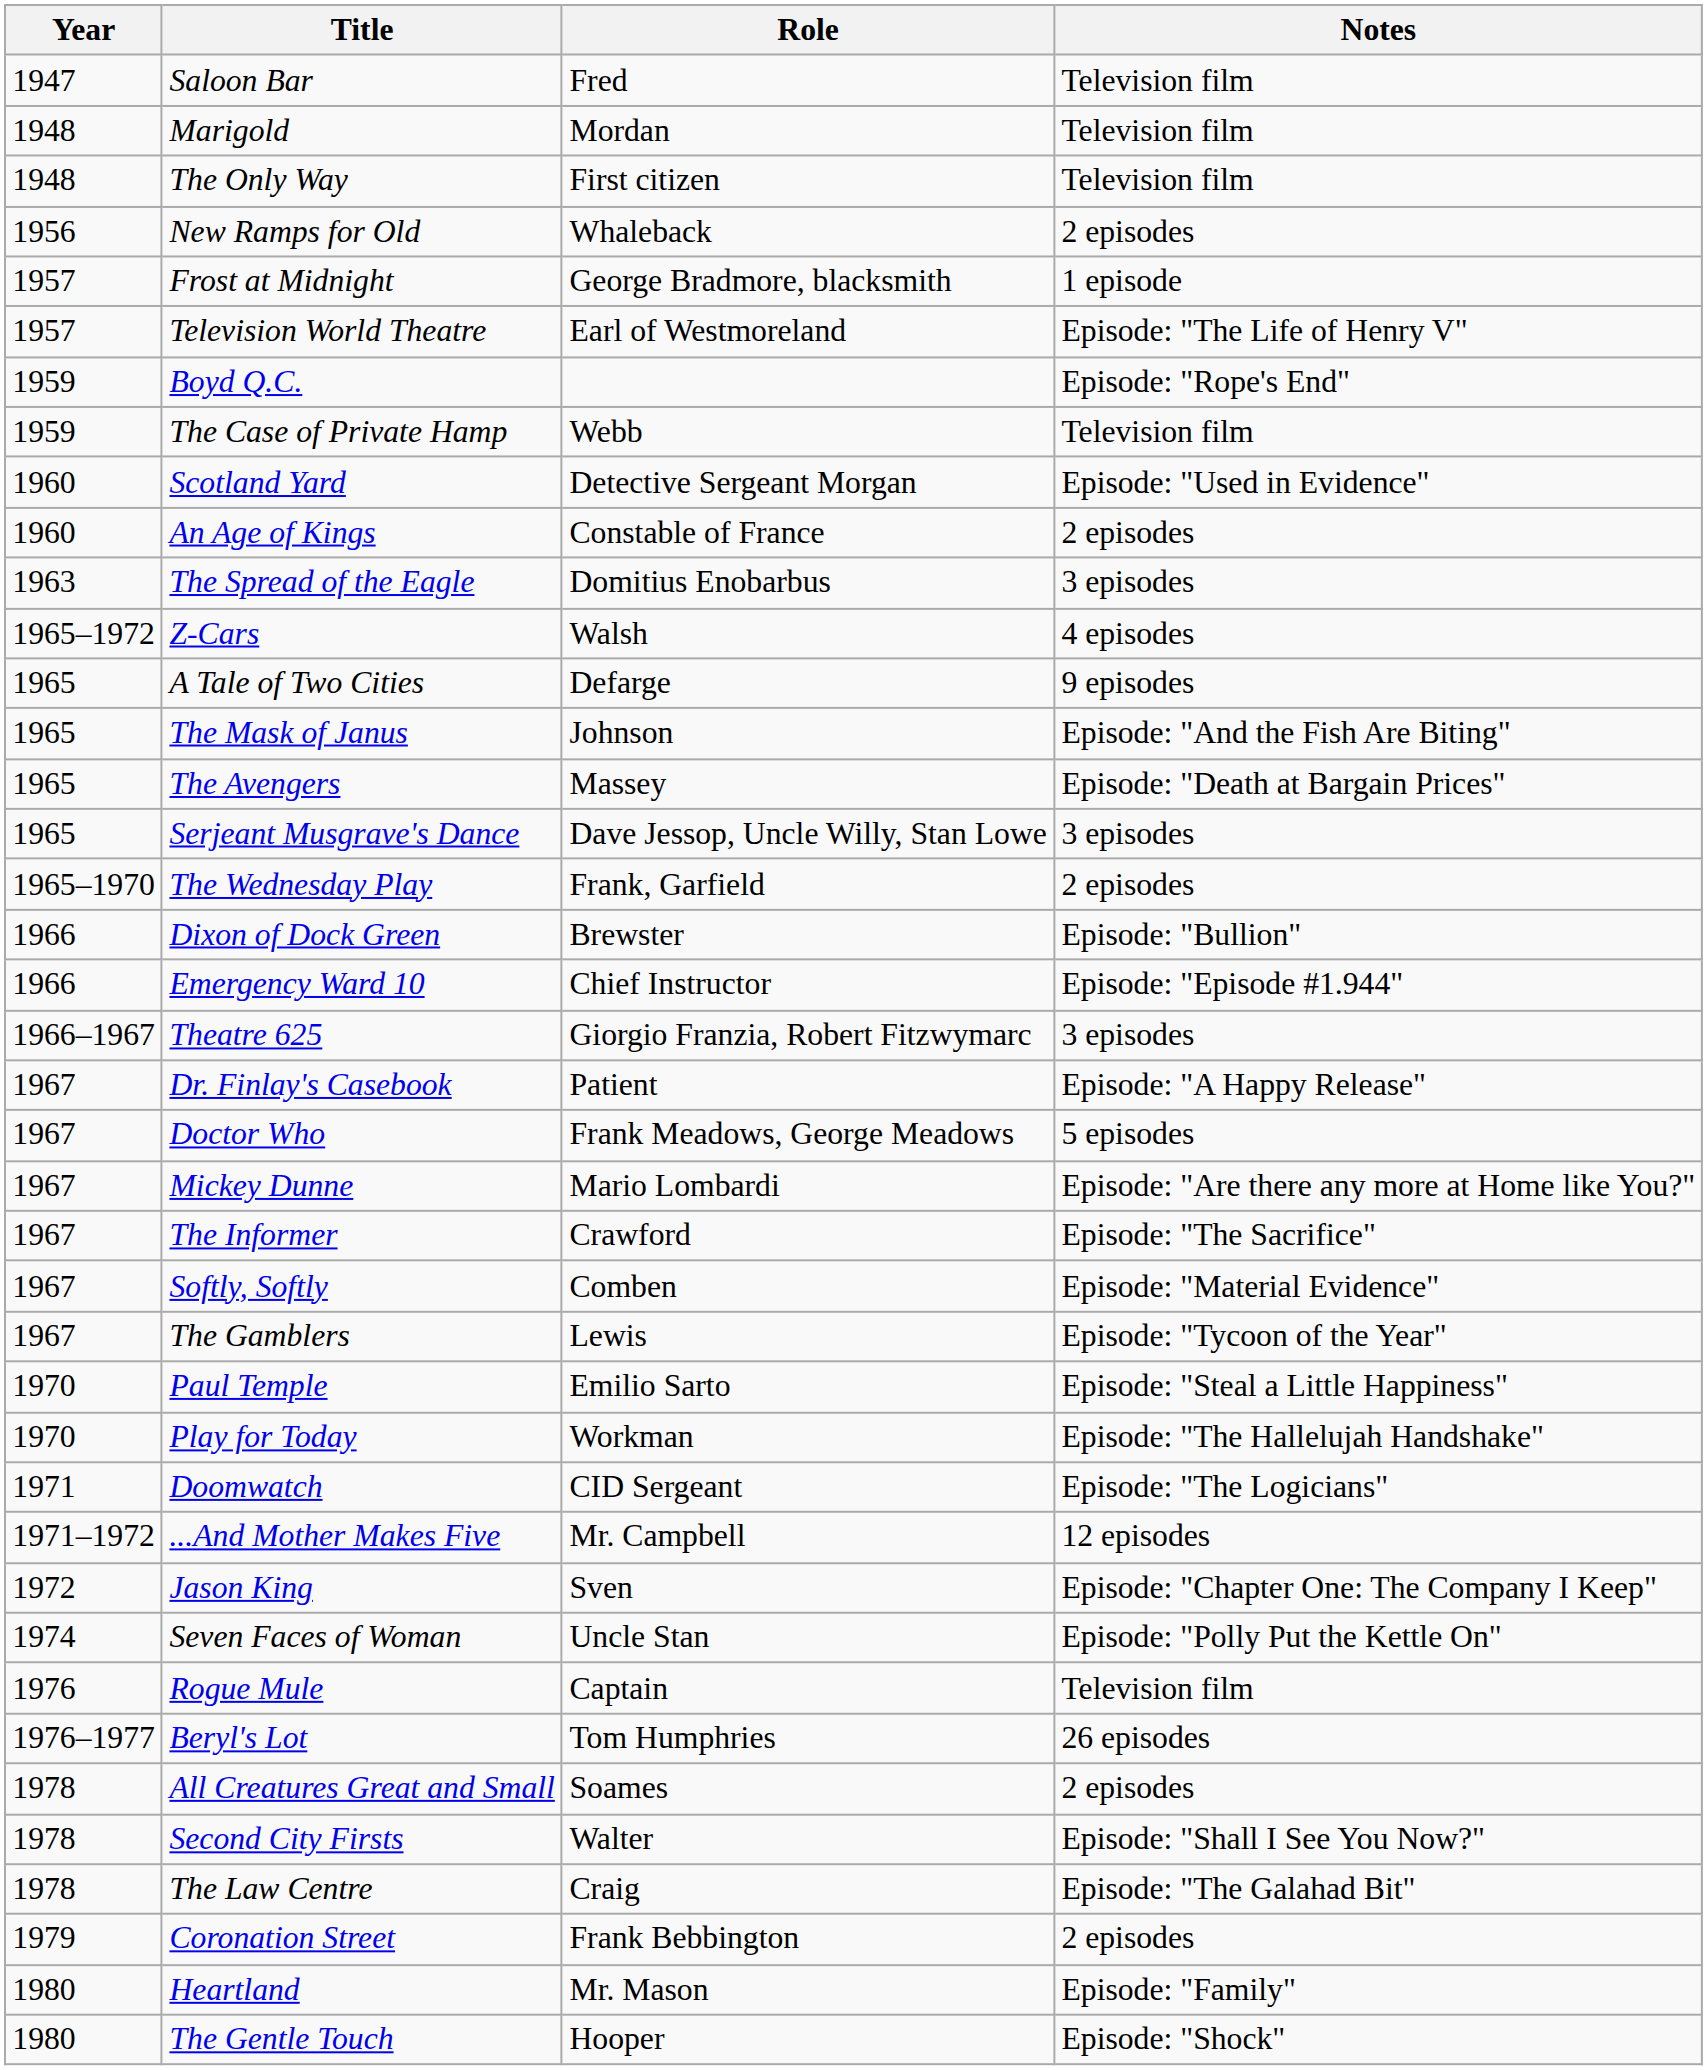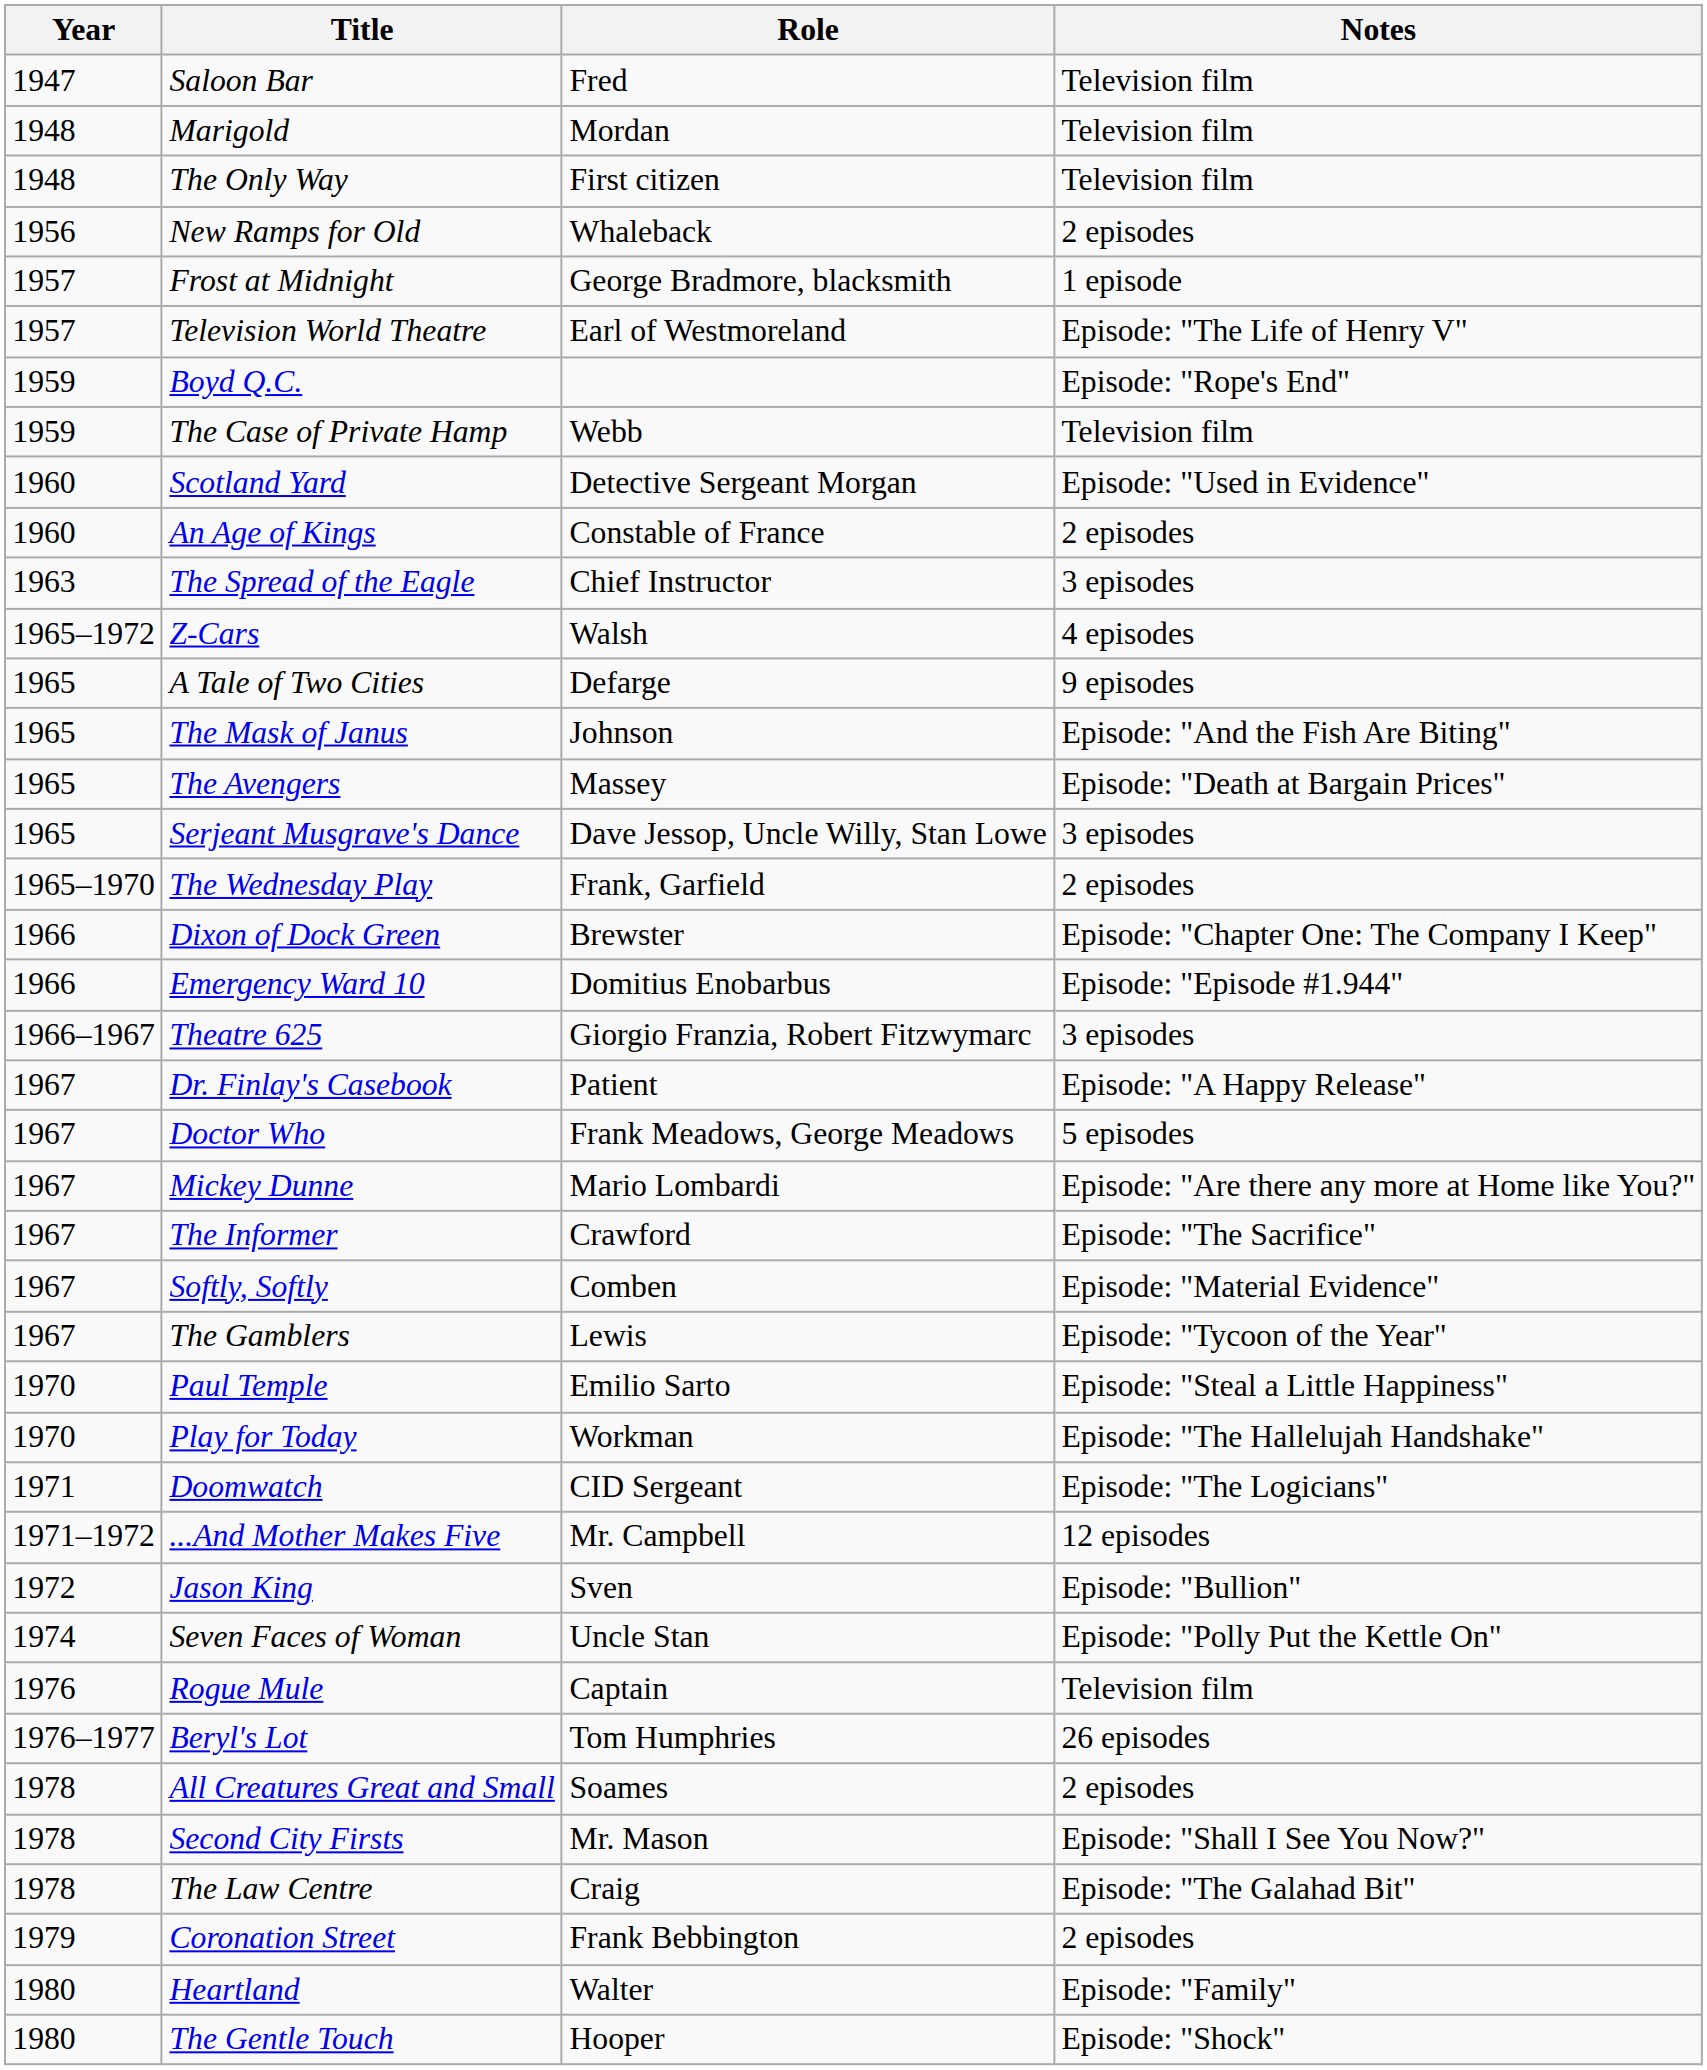(700, 582) Domitius Enobarbus -> (670, 582) Chief Instructor
(1181, 933) Episode: "Bullion" -> (1359, 933) Episode: "Chapter One: The Company I Keep"
(670, 984) Chief Instructor -> (700, 984) Domitius Enobarbus
(1359, 1587) Episode: "Chapter One: The Company I Keep" -> (1181, 1587) Episode: "Bullion"
(611, 1838) Walter -> (639, 1838) Mr. Mason
(639, 1989) Mr. Mason -> (611, 1989) Walter
